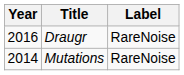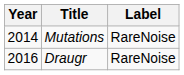rows swapped: (74, 59) <-> (66, 37)
